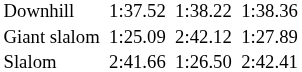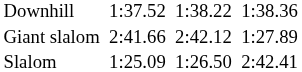(137, 36) 1:25.09 -> (137, 36) 2:41.66
(137, 62) 2:41.66 -> (137, 62) 1:25.09
